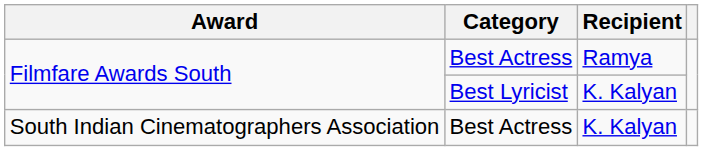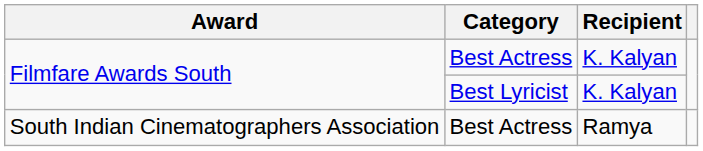(617, 57) Ramya -> (630, 57) K. Kalyan
(630, 127) K. Kalyan -> (617, 127) Ramya
